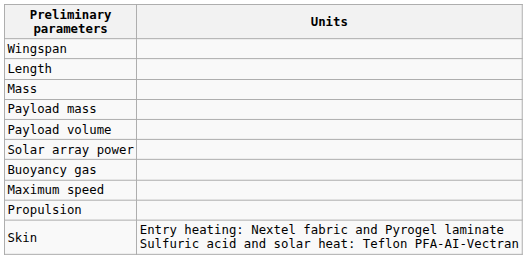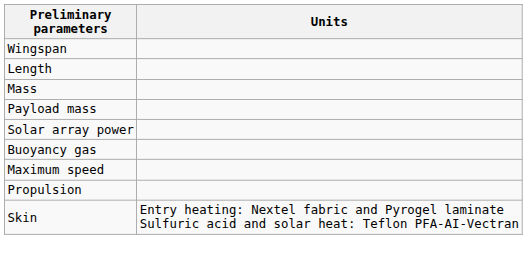- row: (59, 129)
